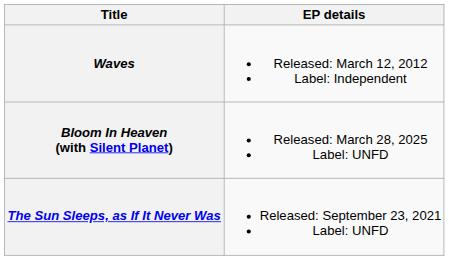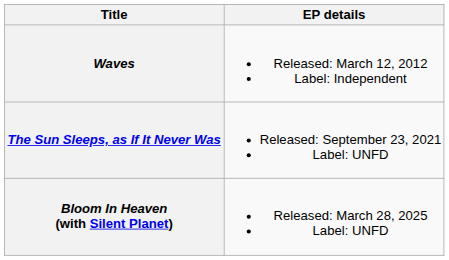rows swapped: (114, 216) <-> (114, 140)
